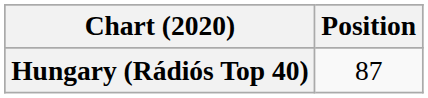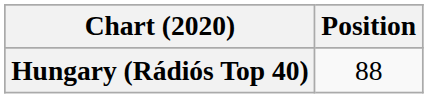(369, 69) 87 -> (369, 69) 88
